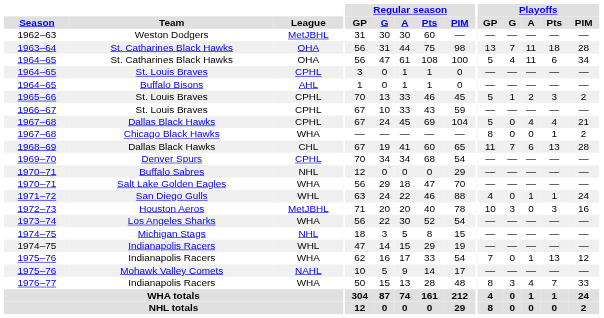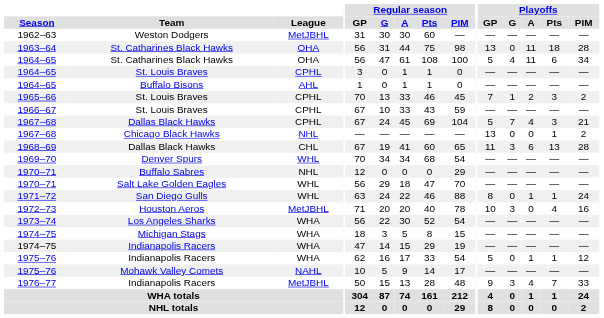(512, 47) 7 -> (512, 47) 0
(490, 97) 5 -> (490, 97) 7
(512, 121) 0 -> (512, 121) 7
(554, 121) 4 -> (554, 121) 3
(308, 134) WHA -> (308, 134) NHL
(490, 134) 8 -> (490, 134) 13
(512, 146) 7 -> (512, 146) 3
(308, 159) CPHL -> (308, 159) WHL
(308, 183) WHA -> (308, 183) WHL
(490, 196) 4 -> (490, 196) 8
(554, 208) 3 -> (554, 208) 4
(308, 233) NHL -> (308, 233) WHA
(308, 245) WHL -> (308, 245) WHA
(490, 258) 7 -> (490, 258) 5
(554, 258) 13 -> (554, 258) 1
(308, 283) WHA -> (308, 283) MetJBHL
(490, 283) 8 -> (490, 283) 9
